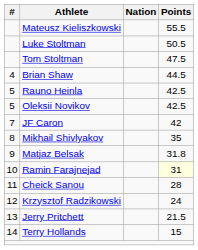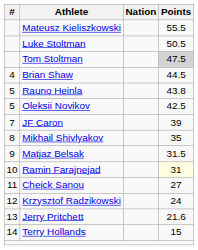(176, 59) no background -> (176, 59) lightgrey background
(176, 91) 42.5 -> (176, 91) 43.8
(176, 122) 42 -> (176, 122) 39
(176, 153) 31.8 -> (176, 153) 31.5
(176, 185) 28 -> (176, 185) 27
(176, 216) 21.5 -> (176, 216) 21.6
